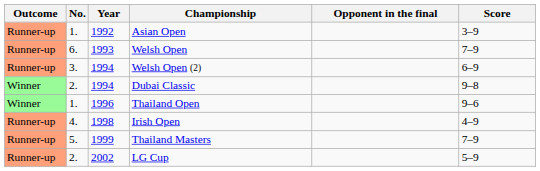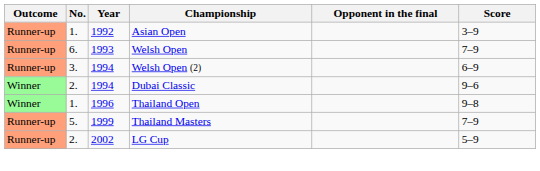(470, 85) 9–8 -> (470, 85) 9–6
(470, 103) 9–6 -> (470, 103) 9–8
- row: (156, 121)
